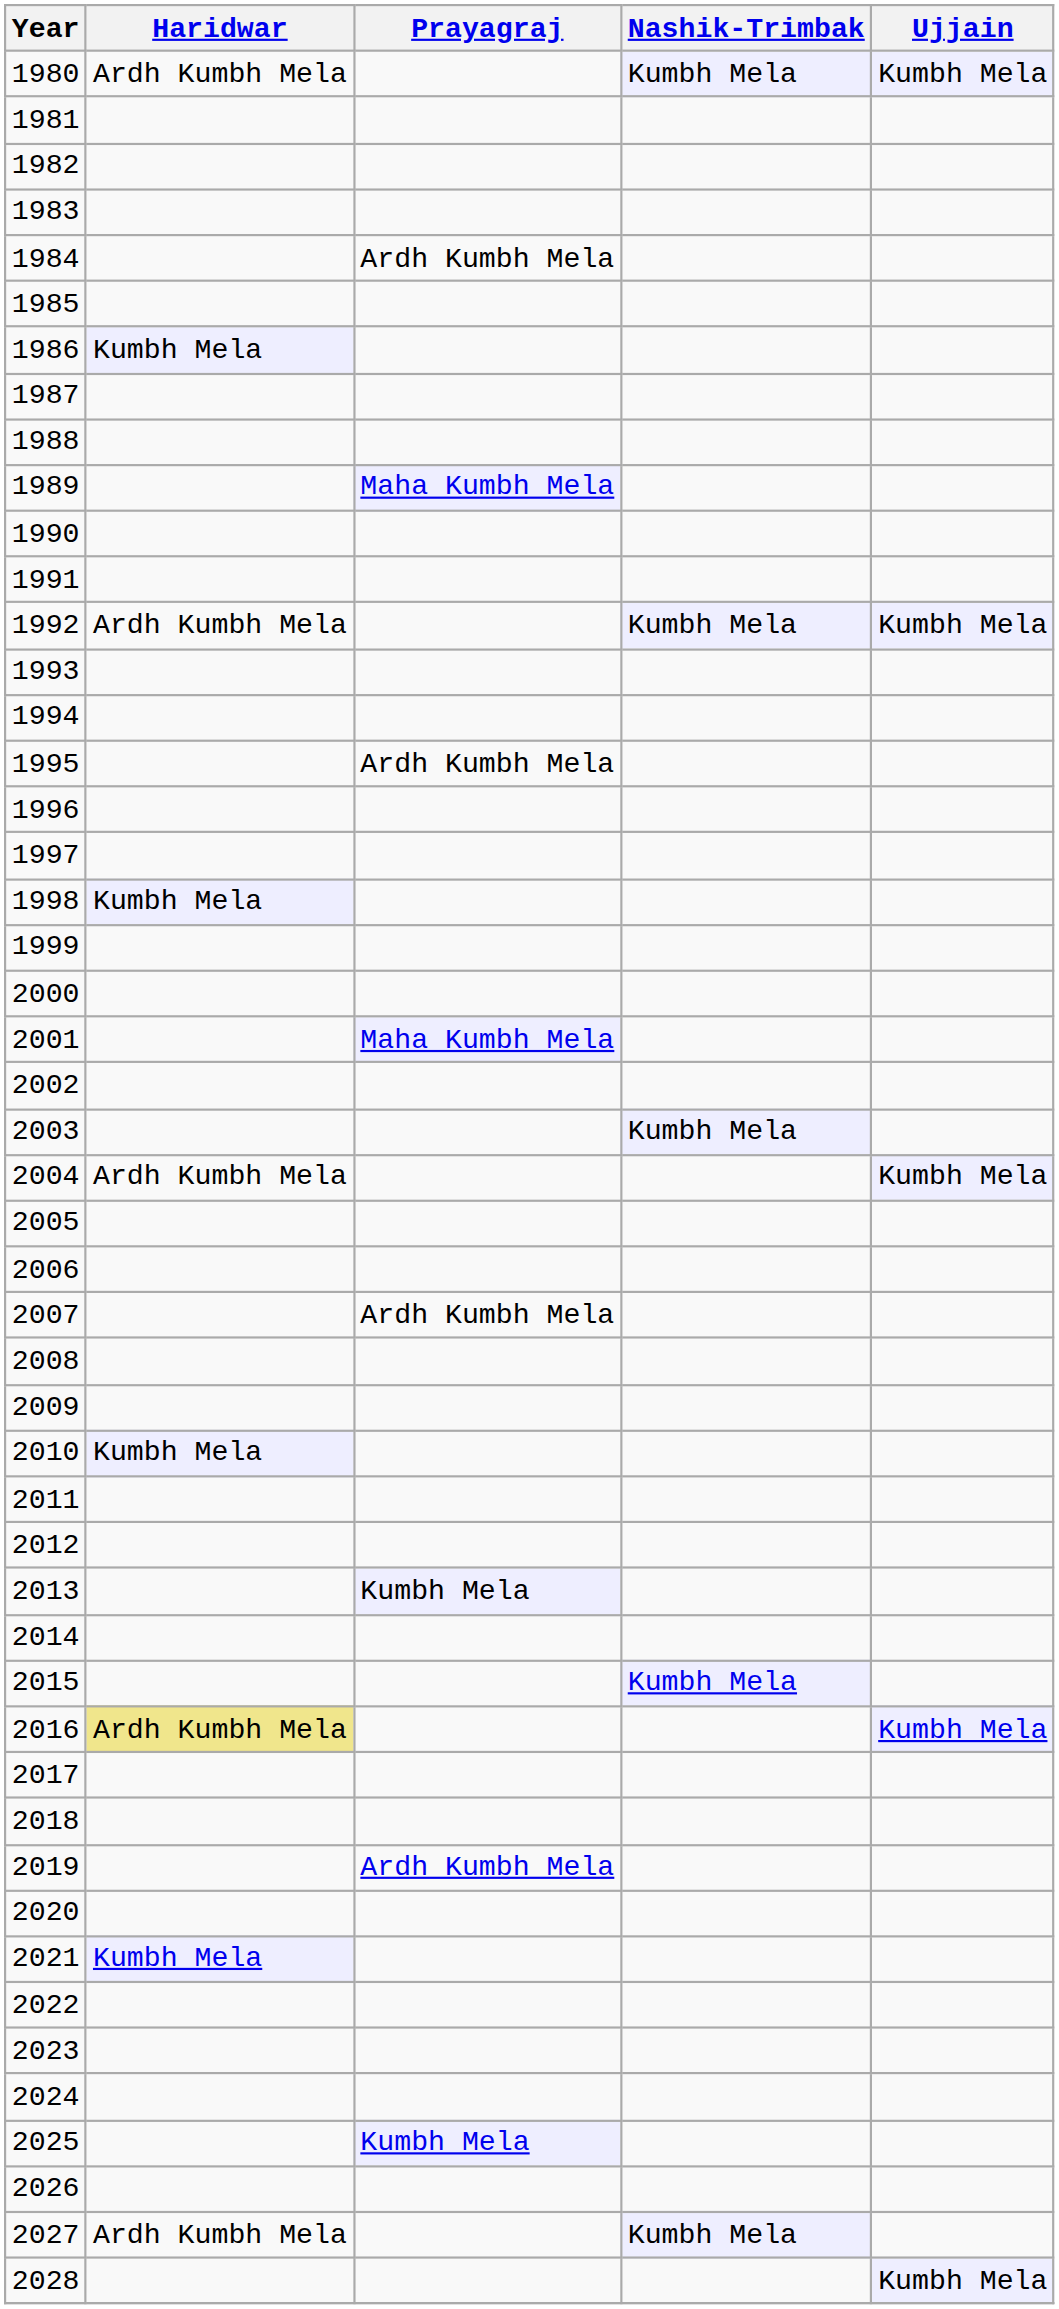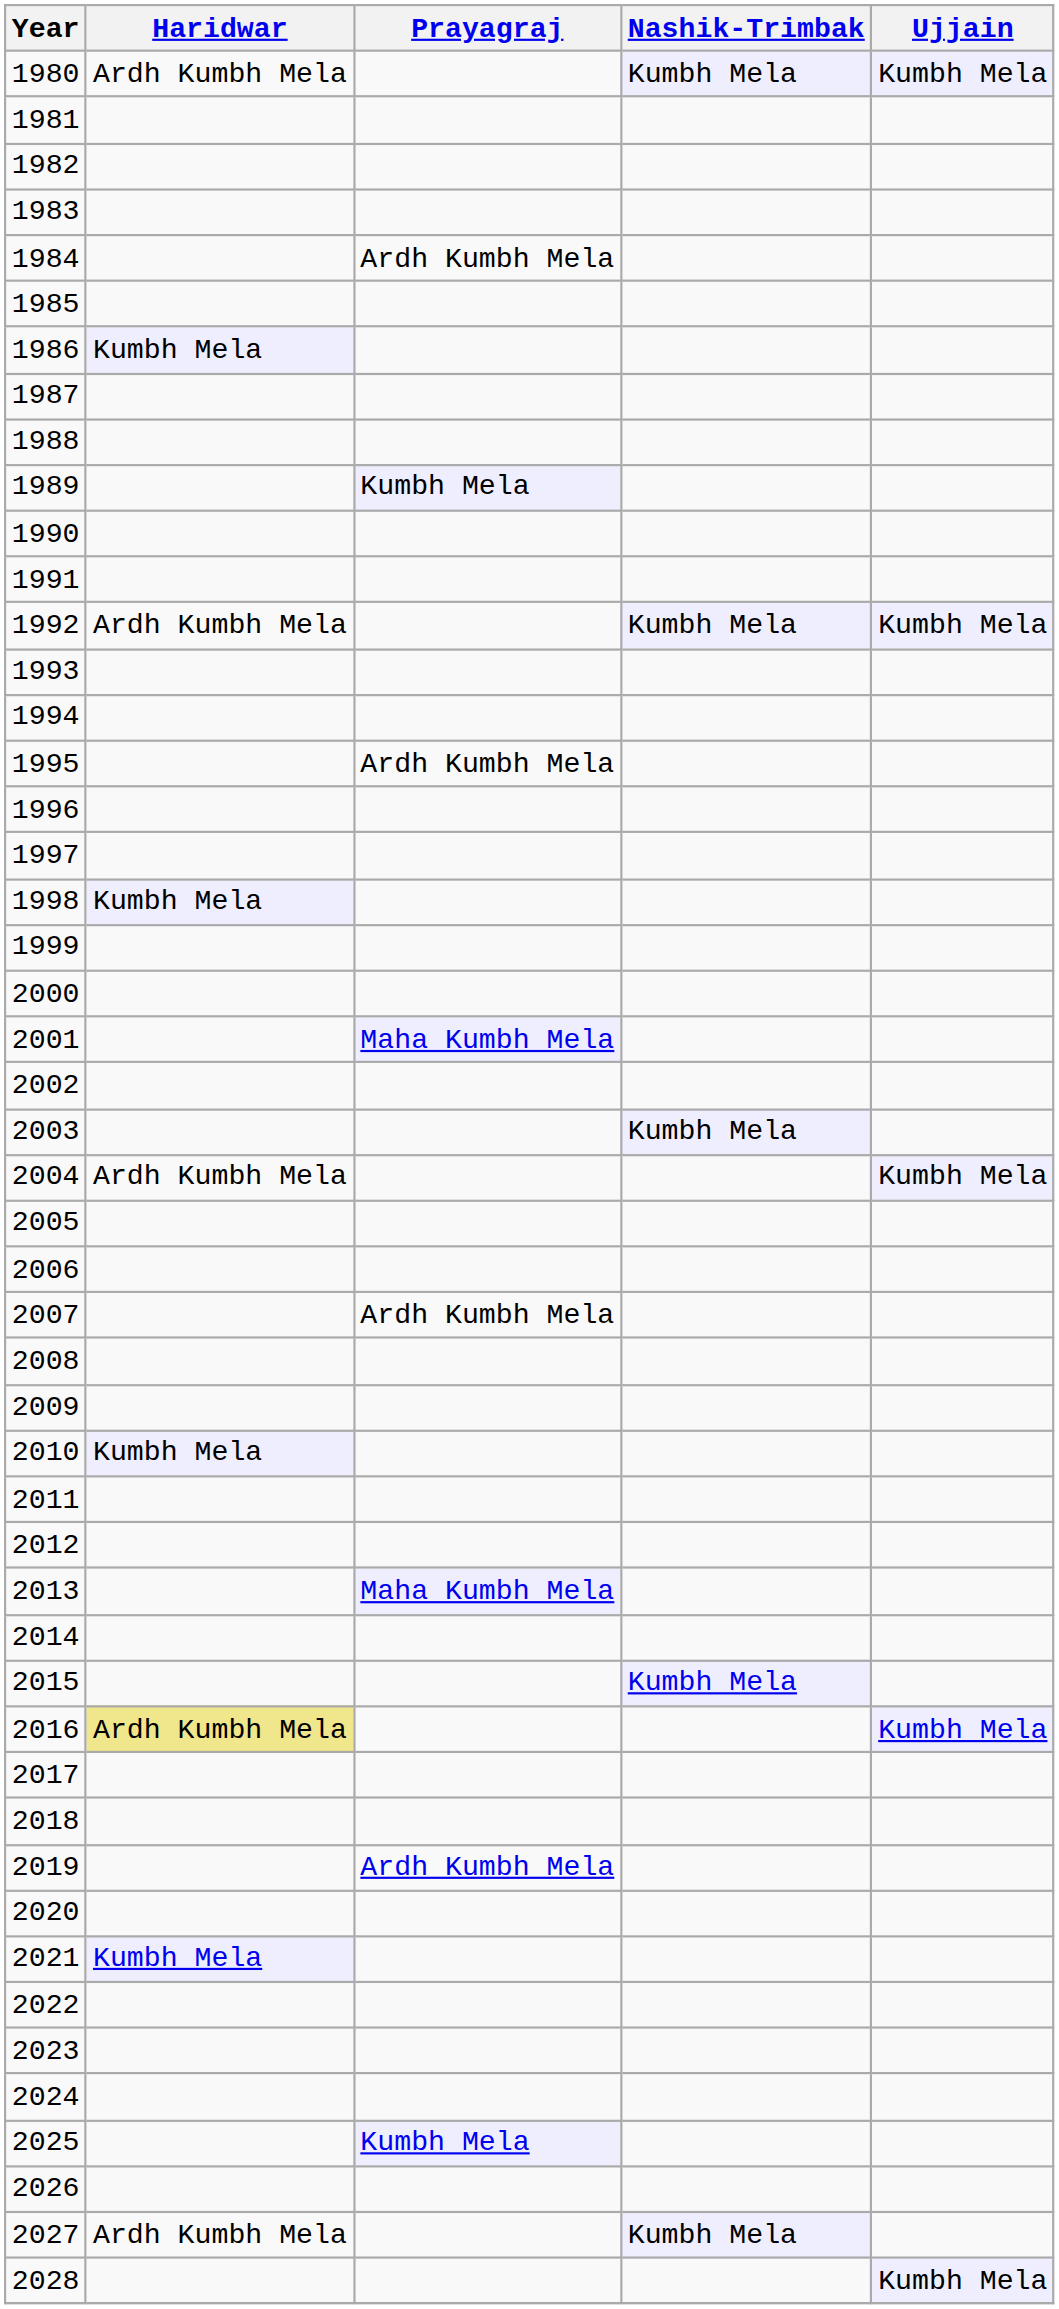(487, 488) Maha Kumbh Mela -> (445, 488) Kumbh Mela
(445, 1591) Kumbh Mela -> (487, 1591) Maha Kumbh Mela
